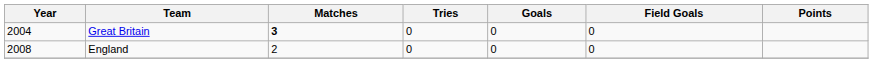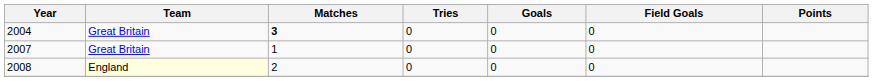+ row: (19, 49)
(108, 49) no background -> (108, 67) lightyellow background
